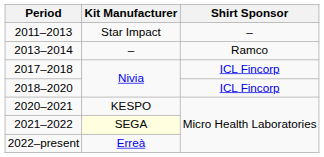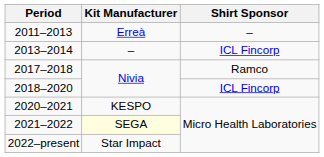(131, 32) Star Impact -> (131, 32) Erreà
(250, 50) Ramco -> (250, 50) ICL Fincorp
(250, 69) ICL Fincorp -> (250, 69) Ramco
(131, 143) Erreà -> (131, 143) Star Impact
